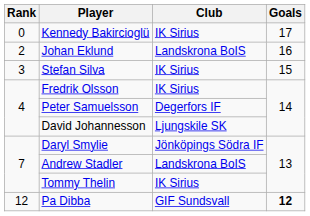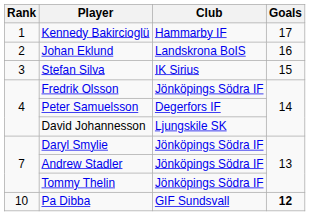(22, 32) 0 -> (22, 32) 1
(177, 32) IK Sirius -> (191, 32) Hammarby IF
(177, 88) IK Sirius -> (209, 88) Jönköpings Södra IF
(200, 164) Landskrona BoIS -> (209, 164) Jönköpings Södra IF
(177, 182) IK Sirius -> (209, 182) Jönköpings Södra IF
(22, 201) 12 -> (22, 201) 10
